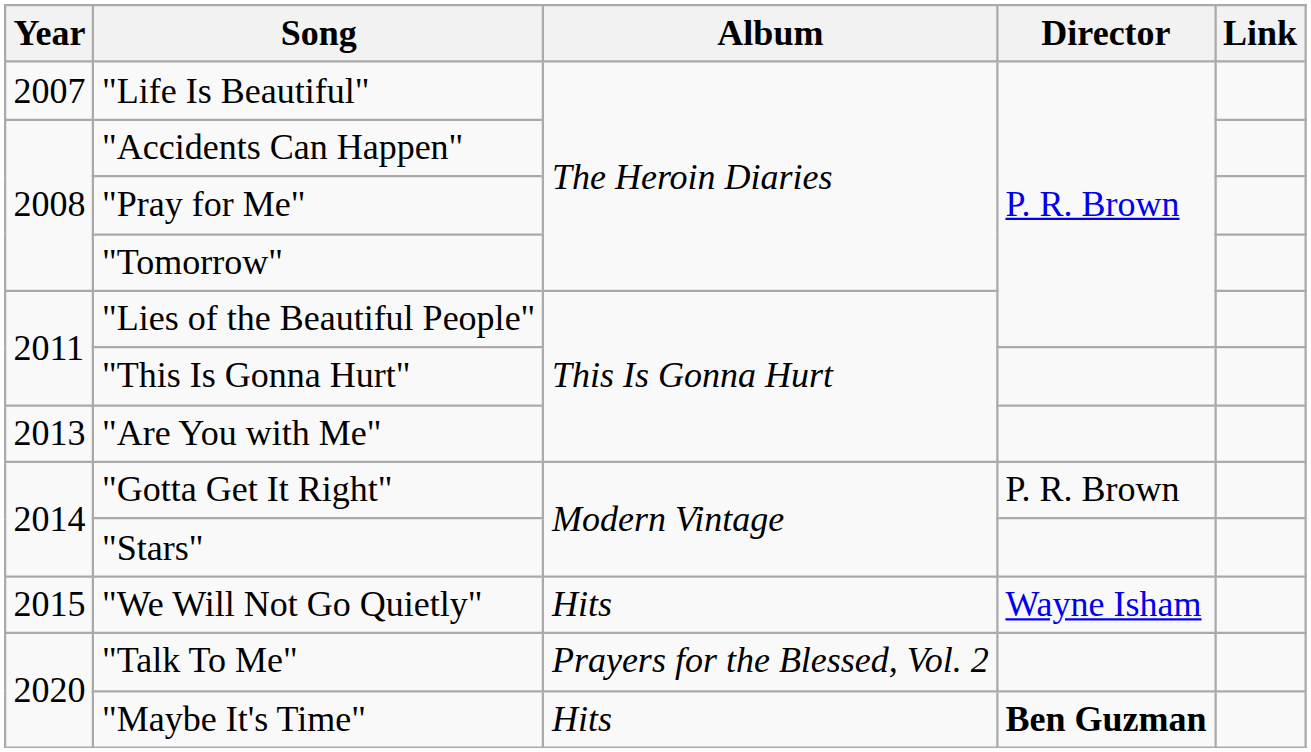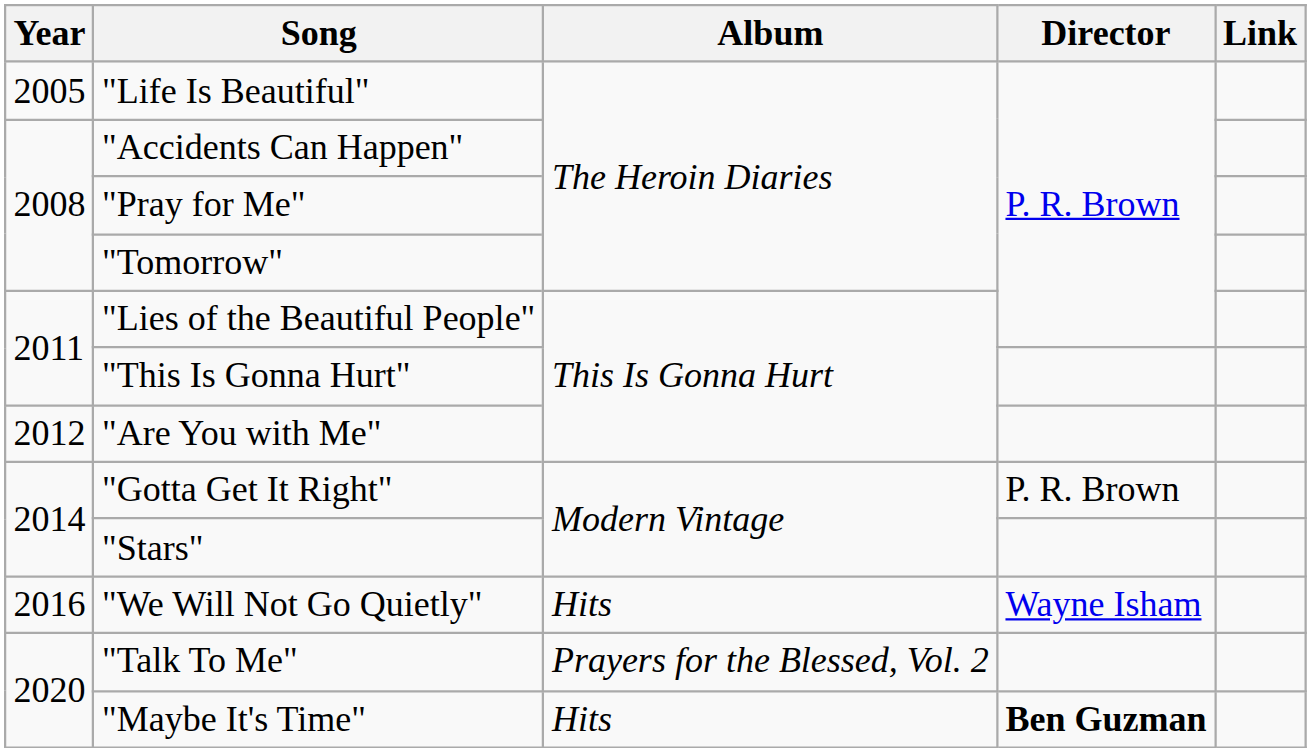(49, 90) 2007 -> (49, 90) 2005
(49, 432) 2013 -> (49, 432) 2012
(49, 603) 2015 -> (49, 603) 2016
